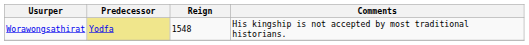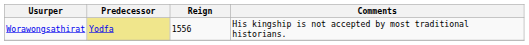(182, 29) 1548 -> (182, 29) 1556
